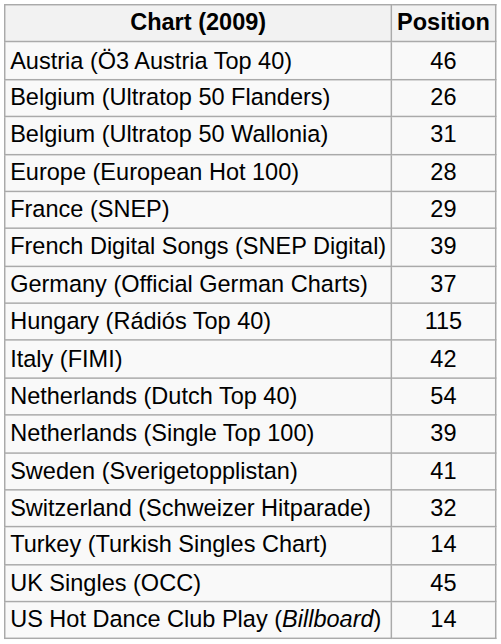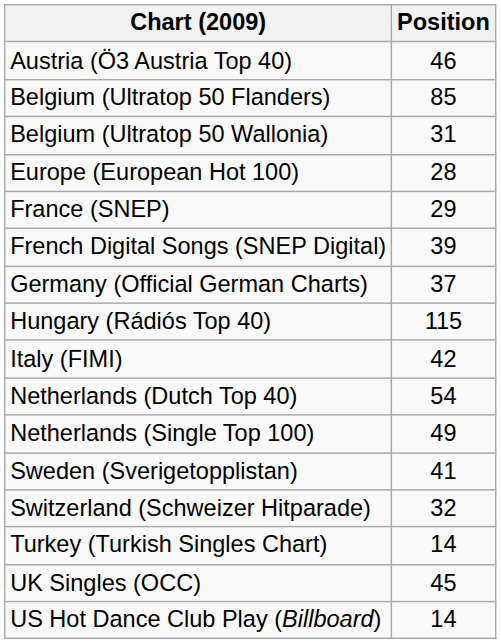(443, 97) 26 -> (443, 97) 85
(443, 433) 39 -> (443, 433) 49
